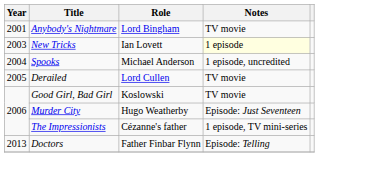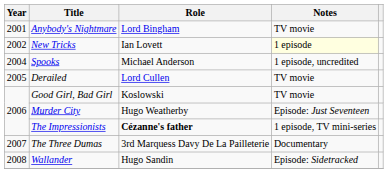(17, 45) 2003 -> (17, 45) 2002
(154, 127) normal -> (157, 127) bold
+ row: (67, 144)
+ row: (52, 160)
- row: (47, 144)
